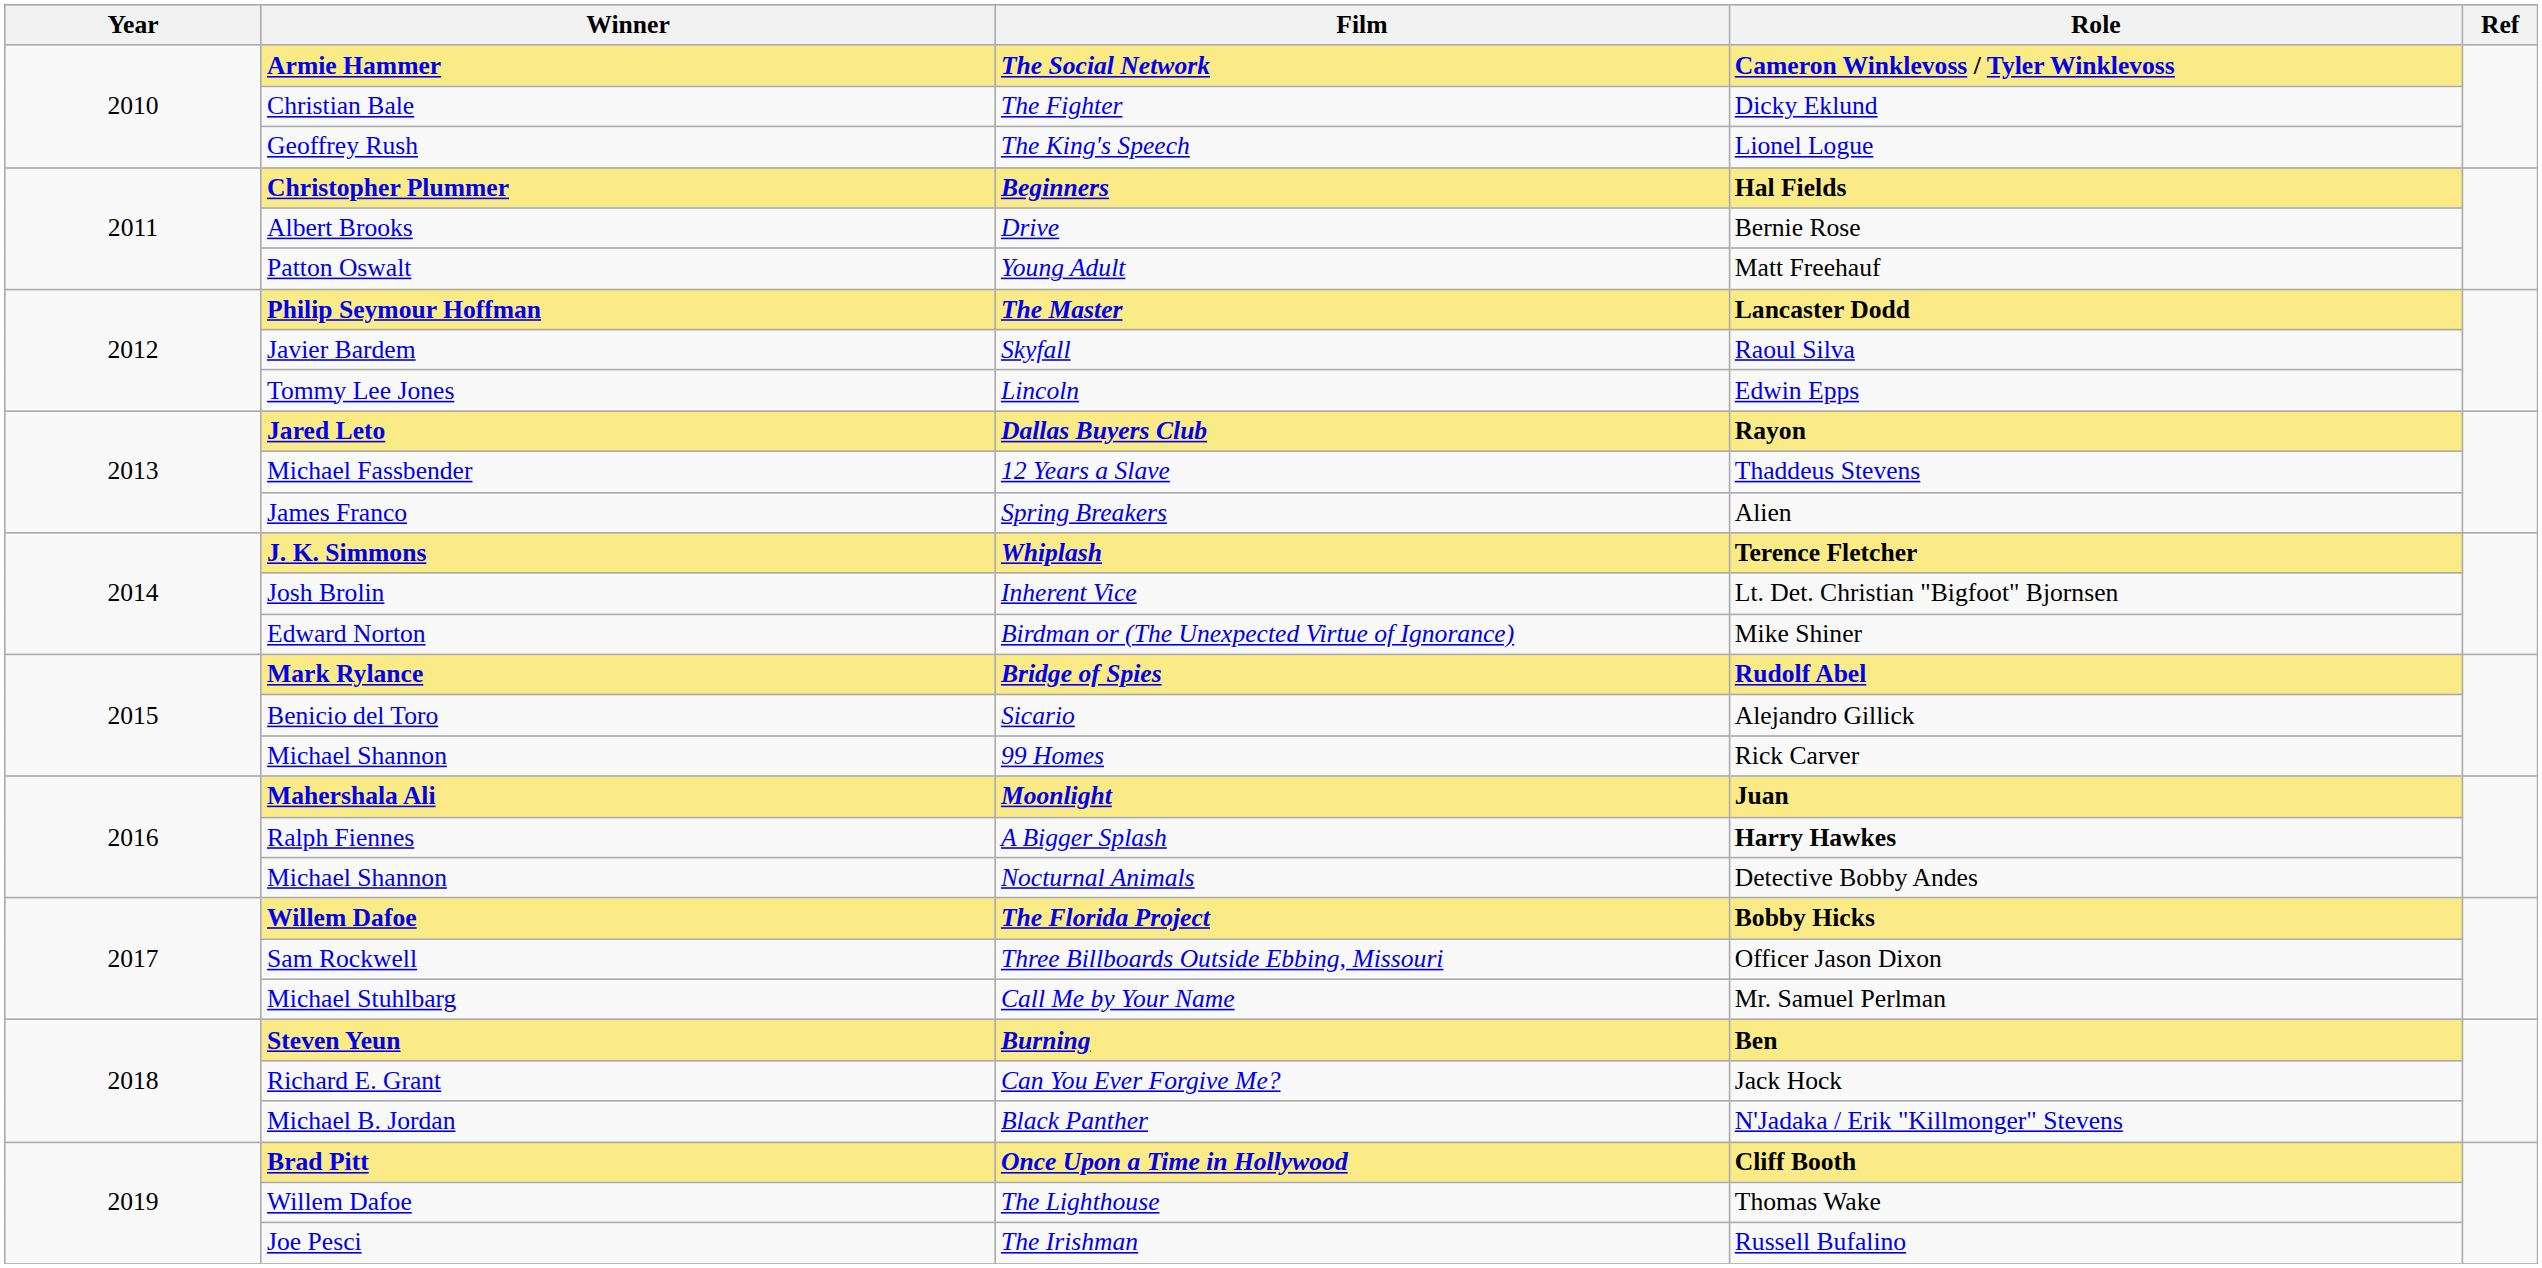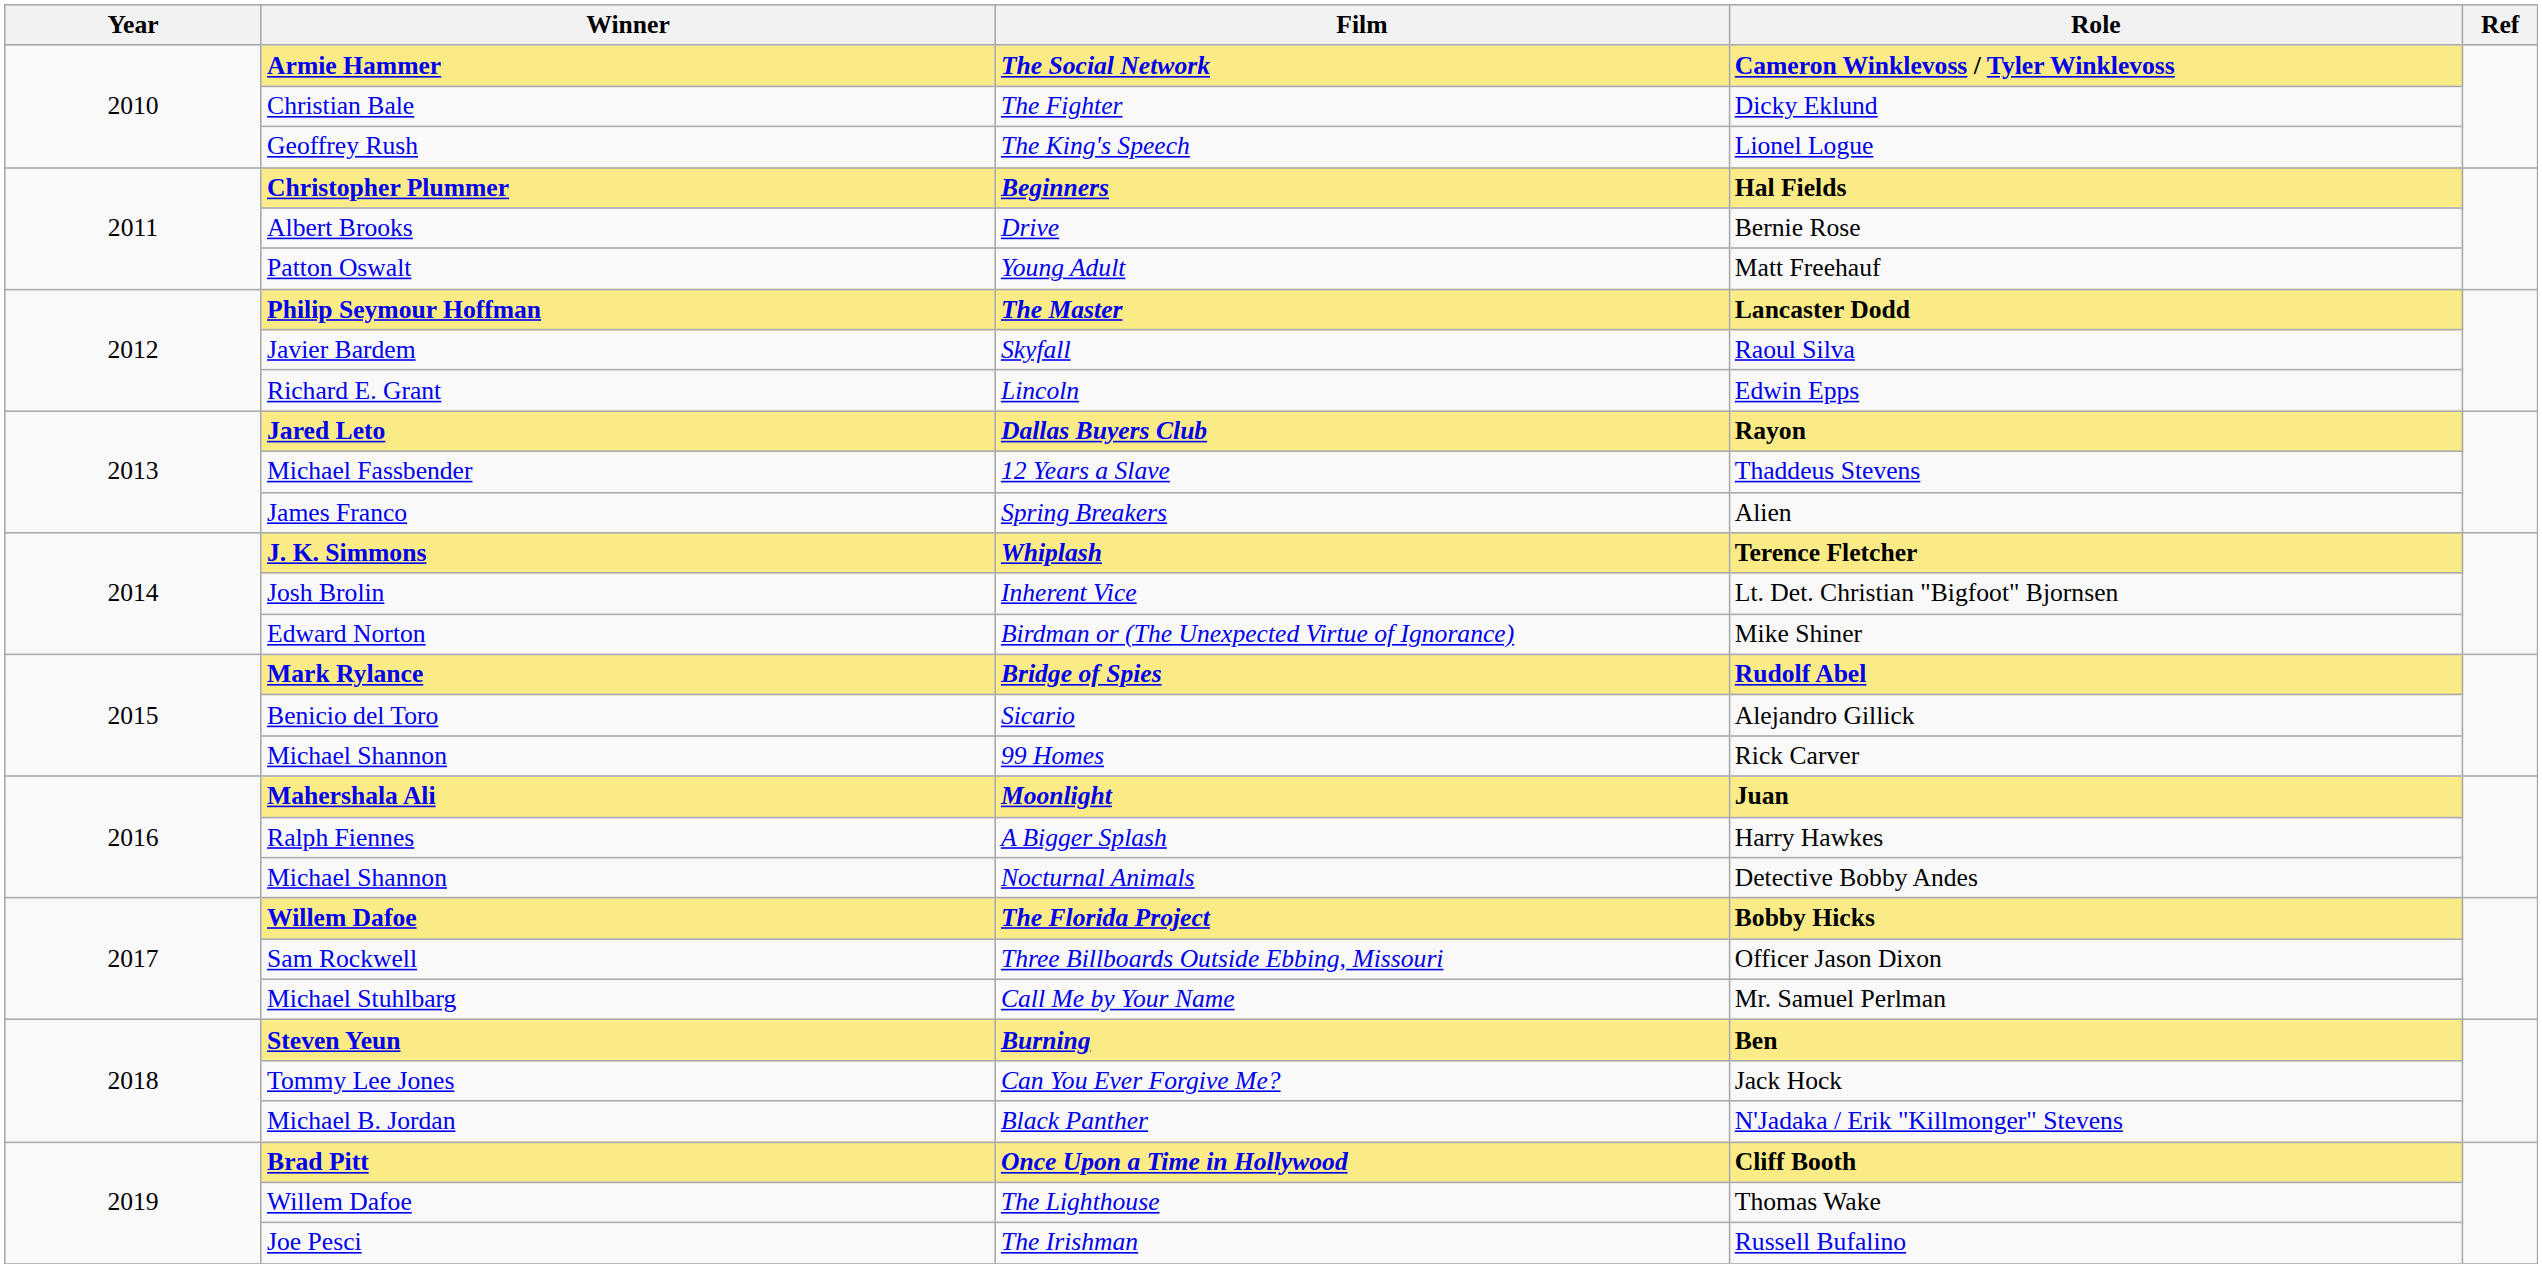(361, 390) Tommy Lee Jones -> (354, 390) Richard E. Grant
(1815, 836) bold -> (1809, 836) normal
(354, 1080) Richard E. Grant -> (361, 1080) Tommy Lee Jones
